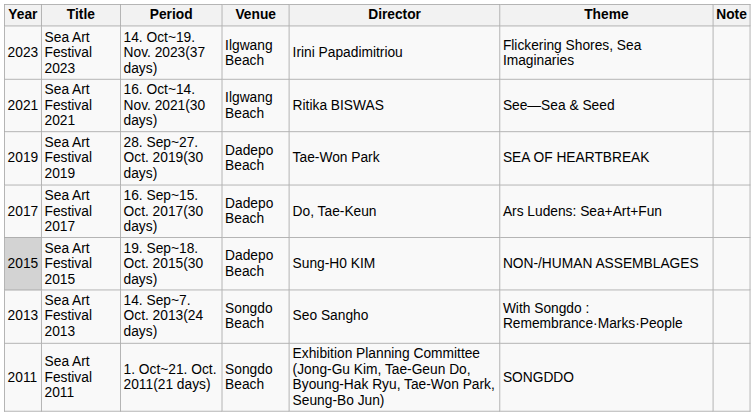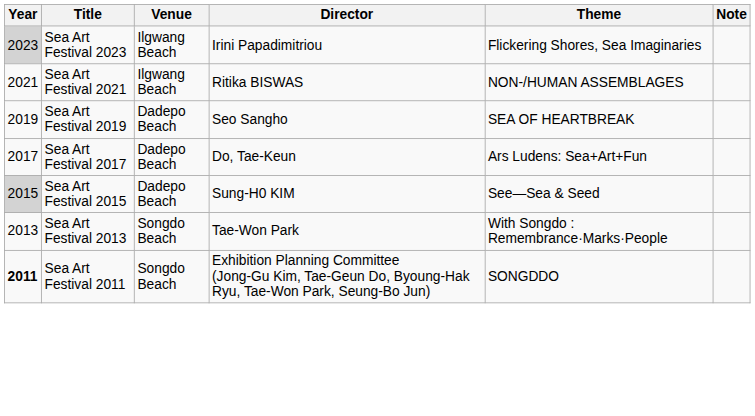- column: (171, 15)
(23, 52) no background -> (23, 44) lightgrey background
(559, 105) See—Sea & Seed -> (586, 82) NON-/HUMAN ASSEMBLAGES
(336, 158) Tae-Won Park -> (250, 119) Seo Sangho
(601, 263) NON-/HUMAN ASSEMBLAGES -> (544, 194) See—Sea & Seed
(330, 316) Seo Sangho -> (255, 231) Tae-Won Park
(22, 377) normal -> (23, 276) bold
